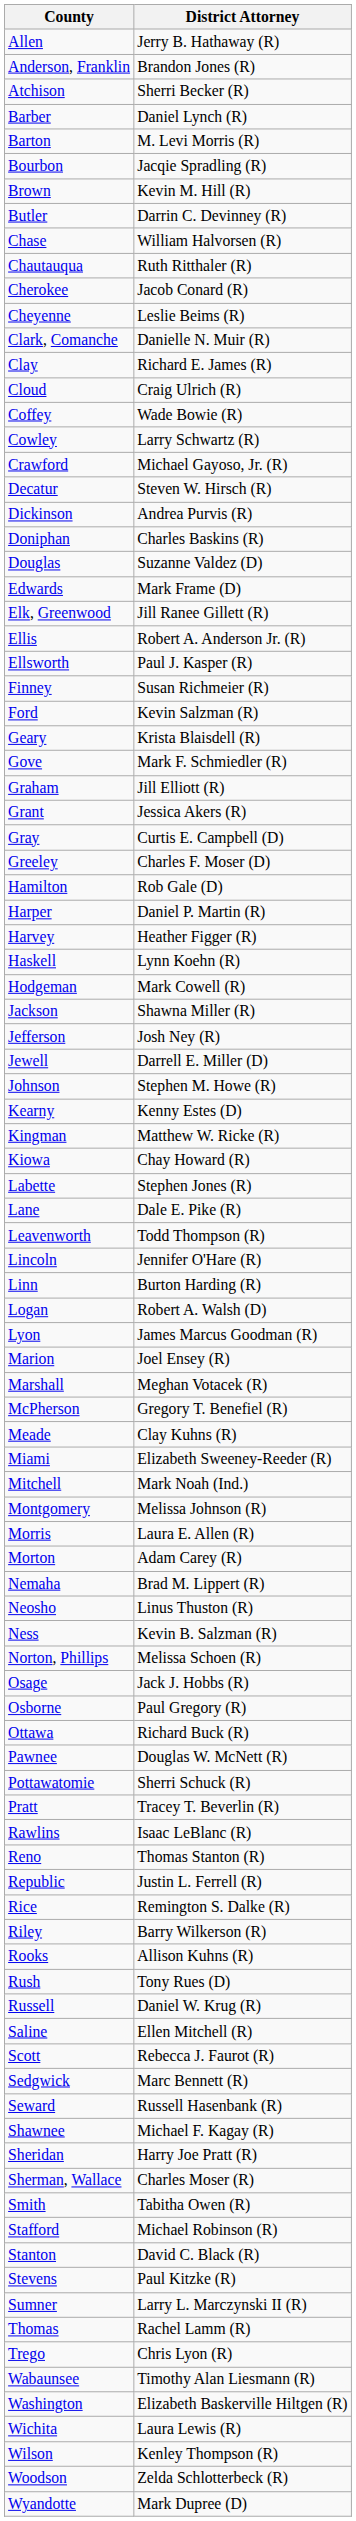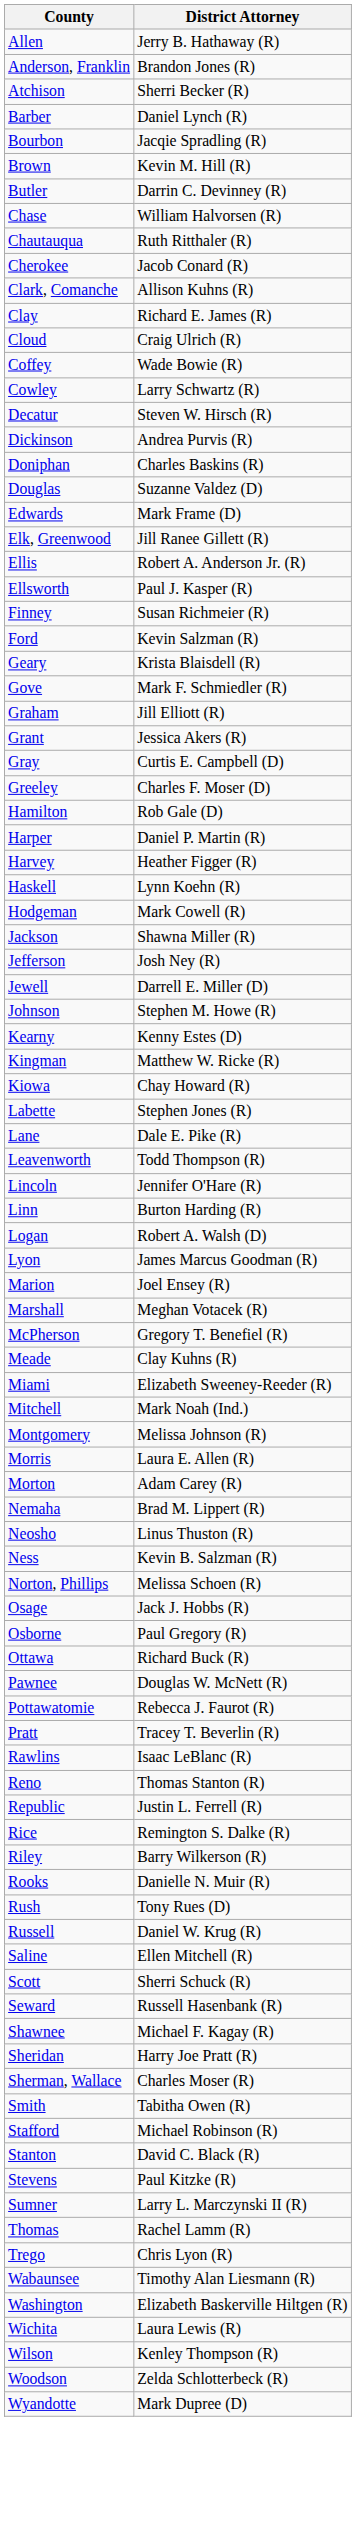- row: (29, 141)
- row: (39, 315)
(203, 340) Danielle N. Muir (R) -> (195, 290) Allison Kuhns (R)
- row: (38, 464)
(194, 1782) Sherri Schuck (R) -> (206, 1707) Rebecca J. Faurot (R)
(195, 1956) Allison Kuhns (R) -> (203, 1881) Danielle N. Muir (R)
(206, 2056) Rebecca J. Faurot (R) -> (194, 1981) Sherri Schuck (R)
- row: (39, 2080)
